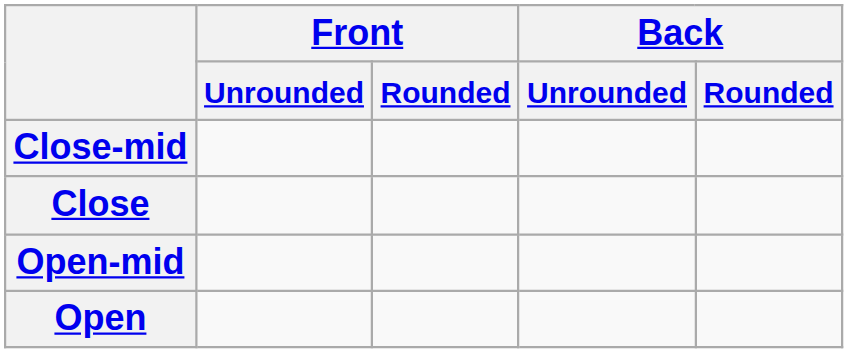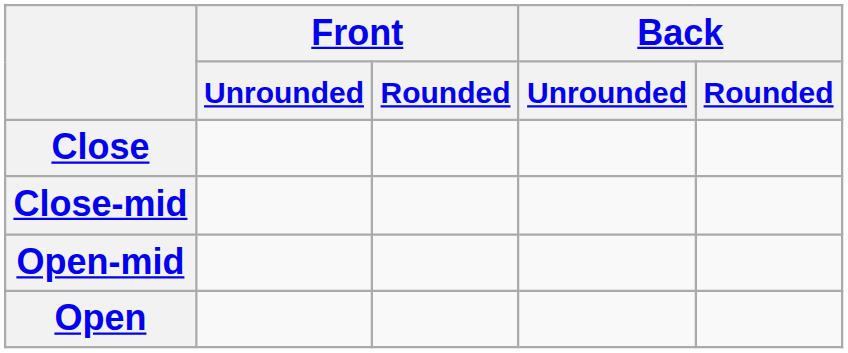rows swapped: (100, 204) <-> (100, 147)
